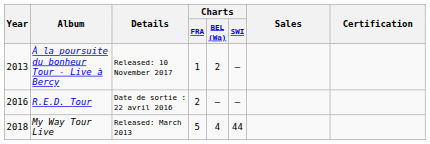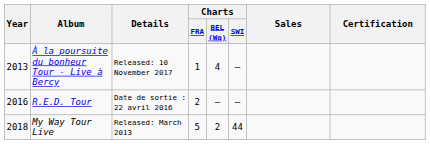(217, 67) 2 -> (217, 67) 4
(217, 127) 4 -> (217, 127) 2
